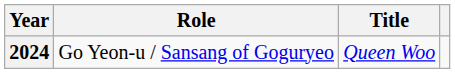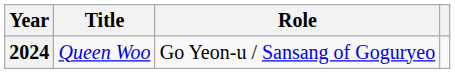columns swapped: (389, 20) <-> (196, 20)
